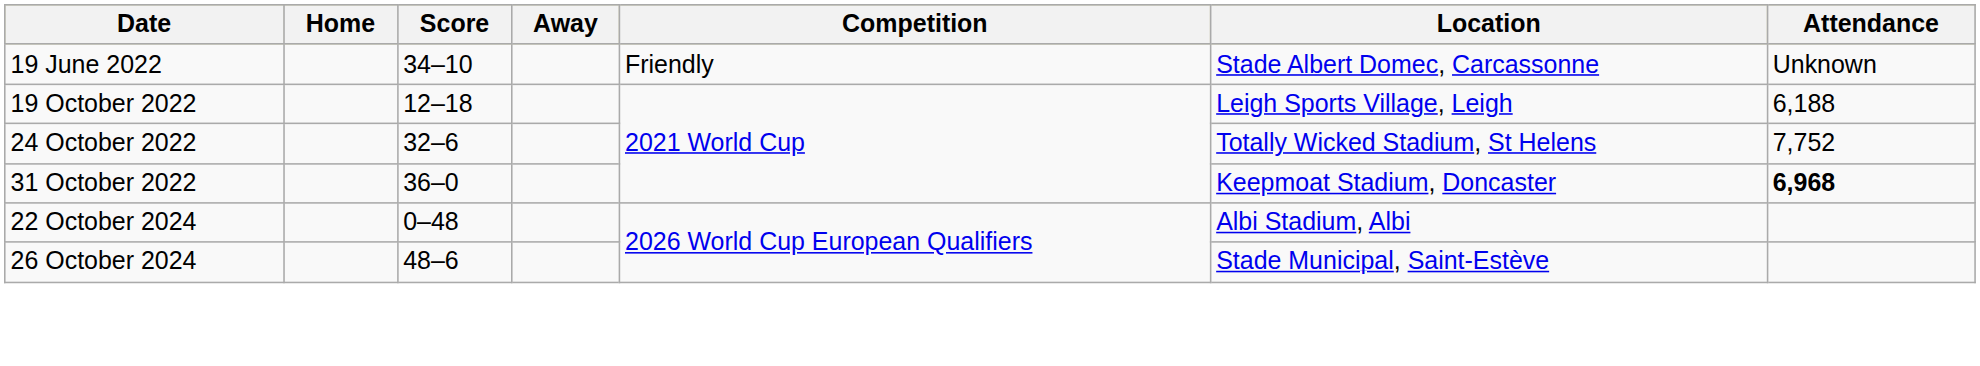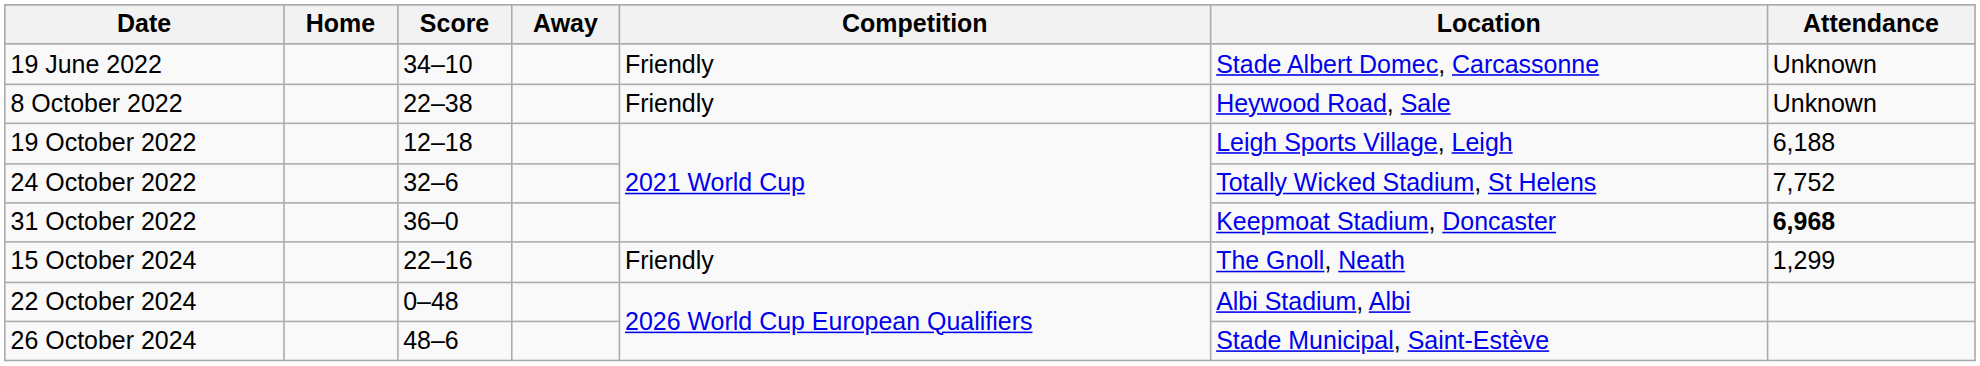+ row: (97, 103)
+ row: (104, 261)
